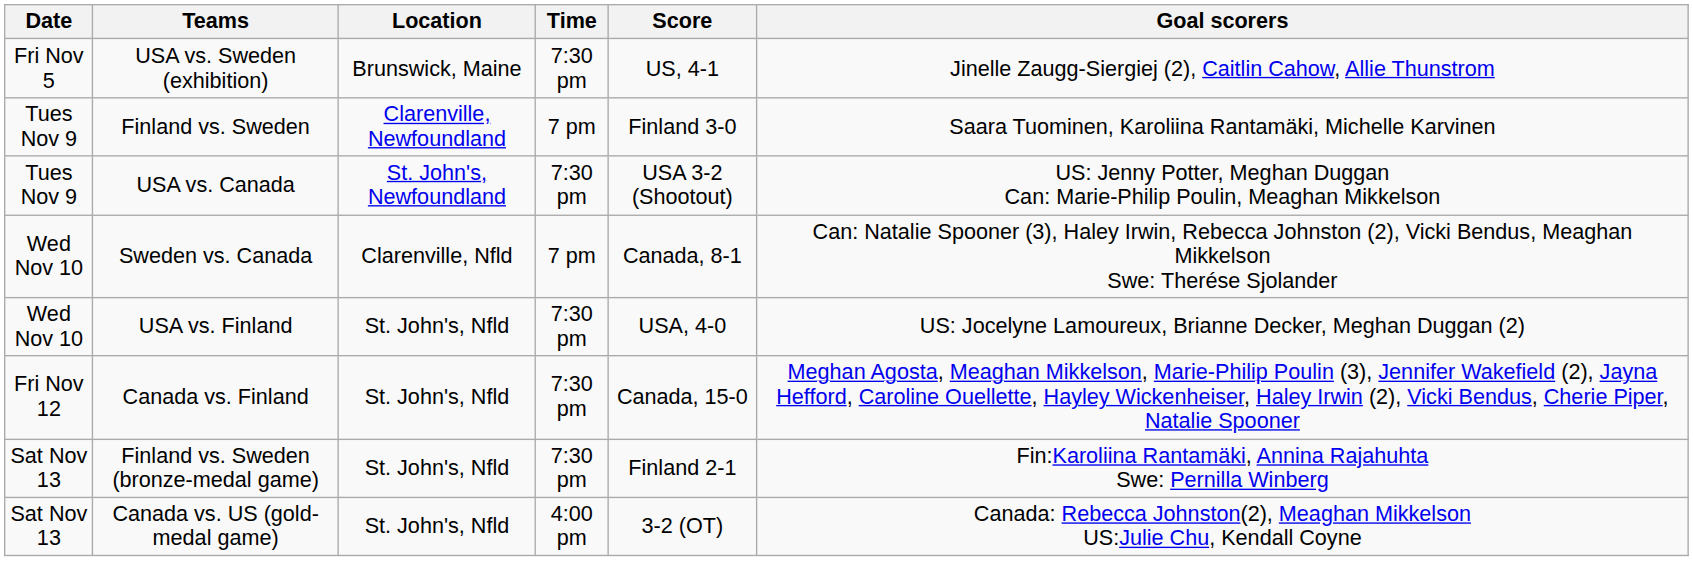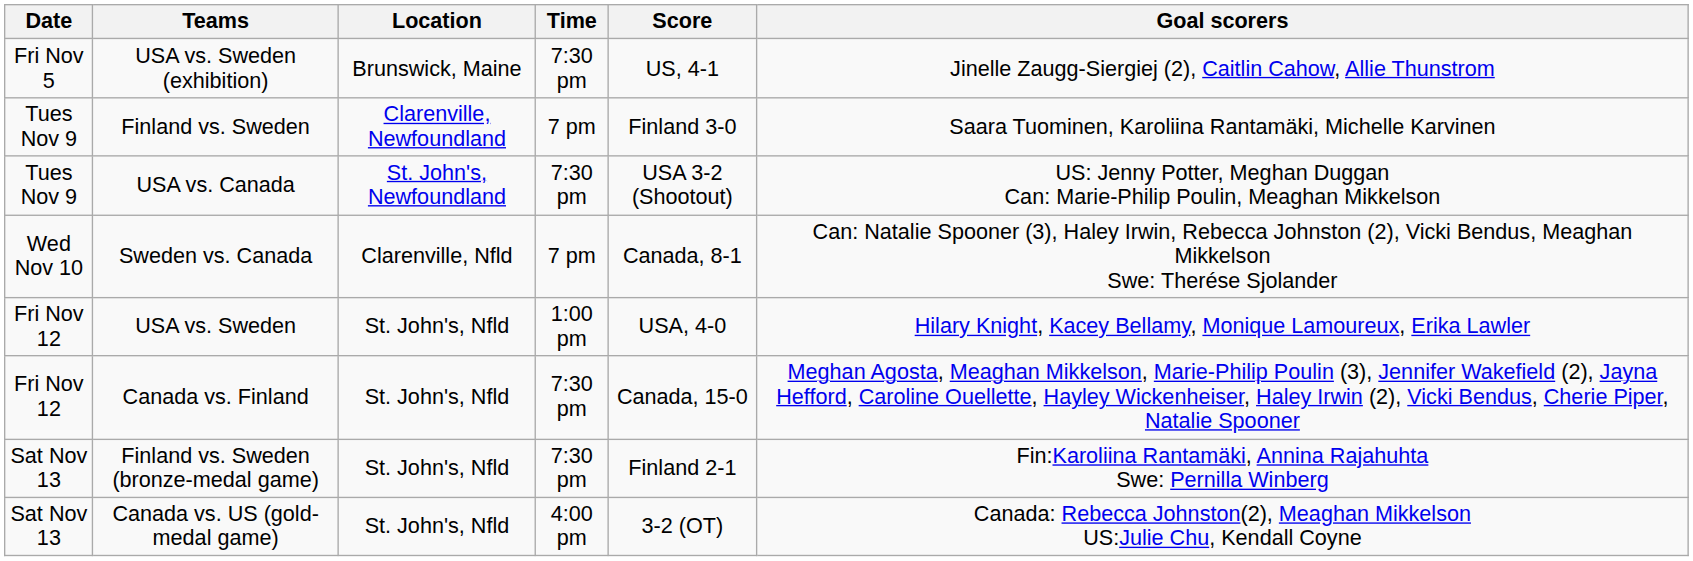- row: (216, 326)
+ row: (216, 326)
